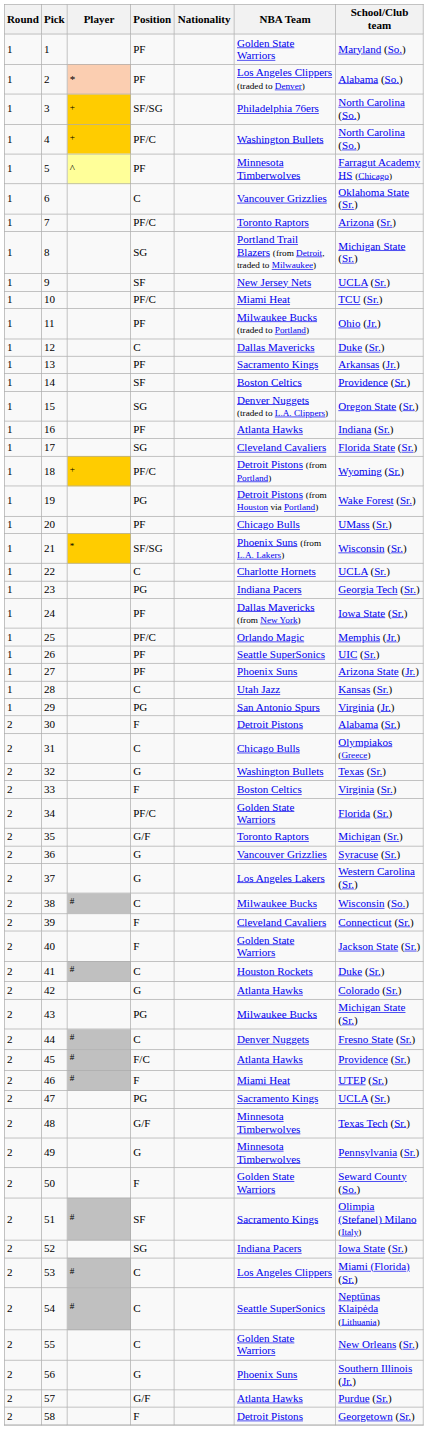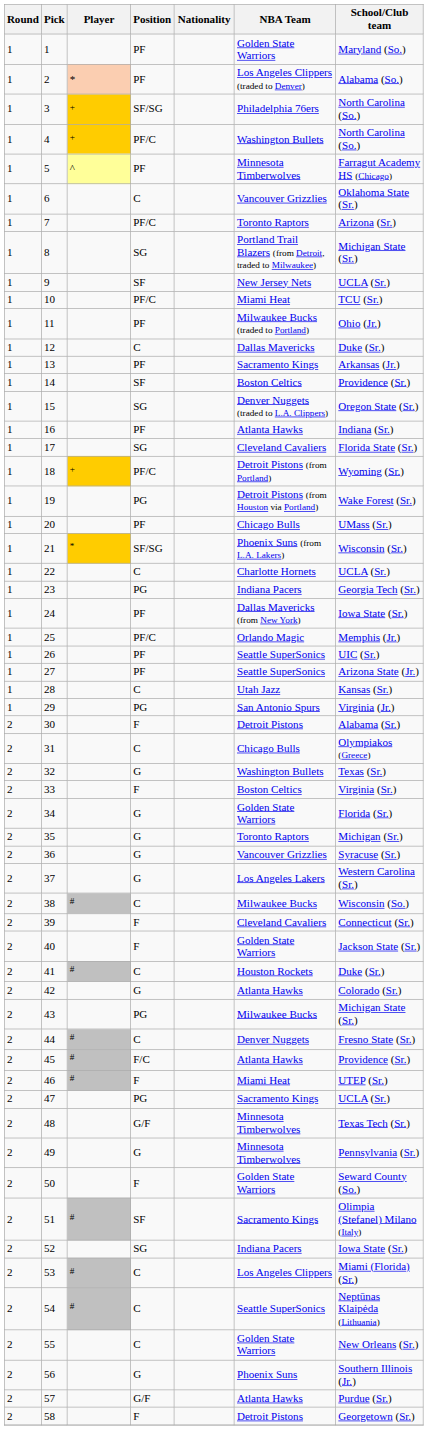(267, 672) Phoenix Suns -> (281, 672) Seattle SuperSonics
(145, 813) PF/C -> (137, 813) G
(142, 837) G/F -> (137, 837) G
